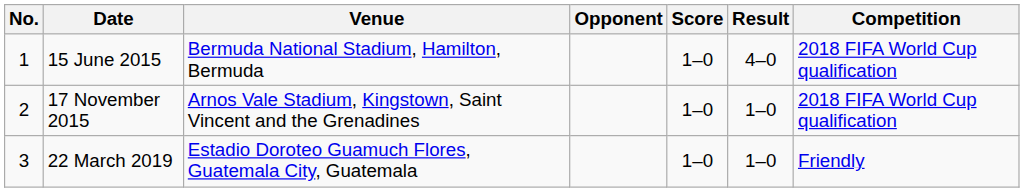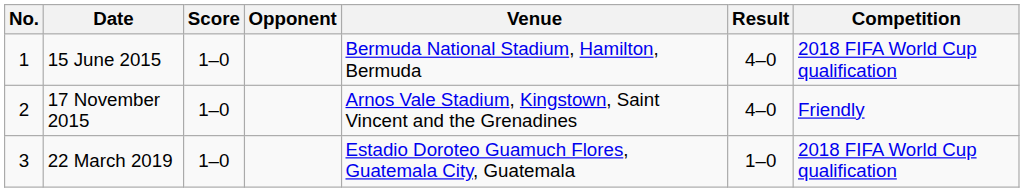columns swapped: (377, 19) <-> (697, 19)
(761, 110) 1–0 -> (761, 110) 4–0
(887, 110) 2018 FIFA World Cup qualification -> (831, 110) Friendly
(831, 161) Friendly -> (887, 161) 2018 FIFA World Cup qualification
